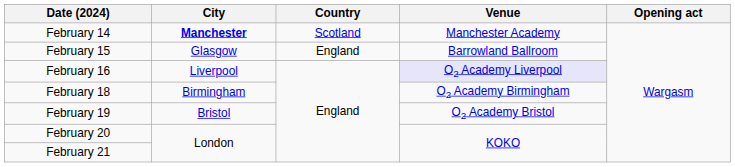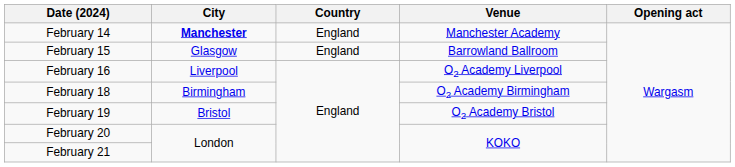(338, 32) Scotland -> (338, 32) England
(503, 71) lavender background -> (503, 71) no background
